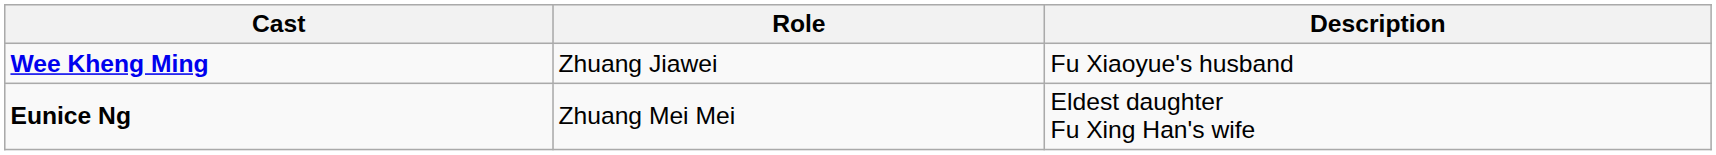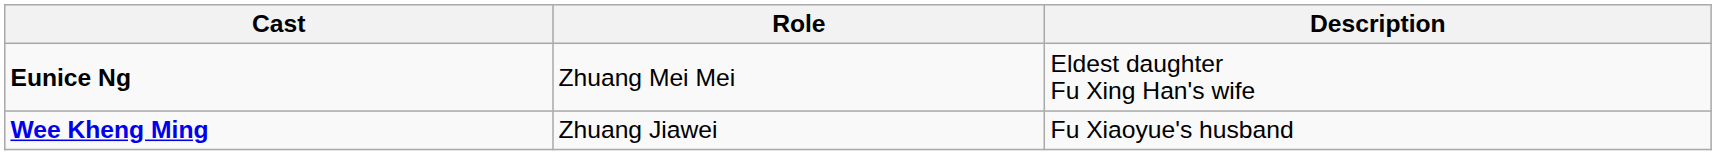rows swapped: (109, 63) <-> (71, 116)
